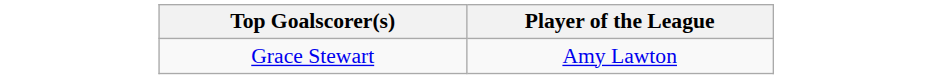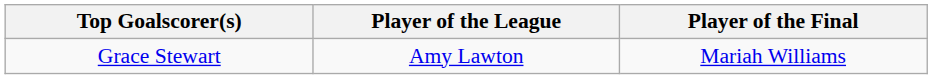+ column: (773, 21)
